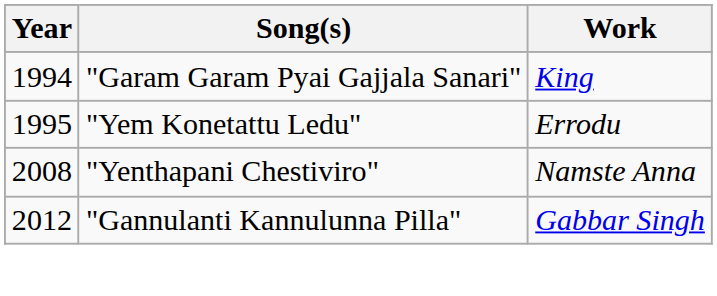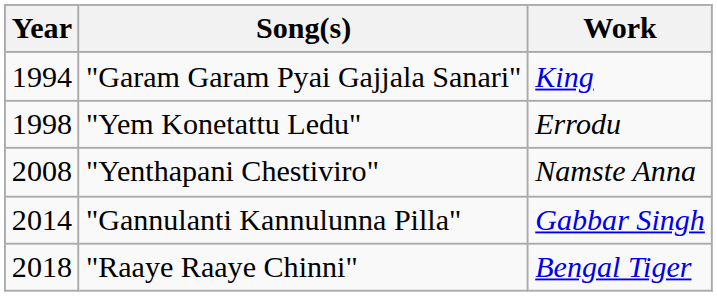(42, 123) 1995 -> (42, 123) 1998
(42, 219) 2012 -> (42, 219) 2014
+ row: (222, 266)
